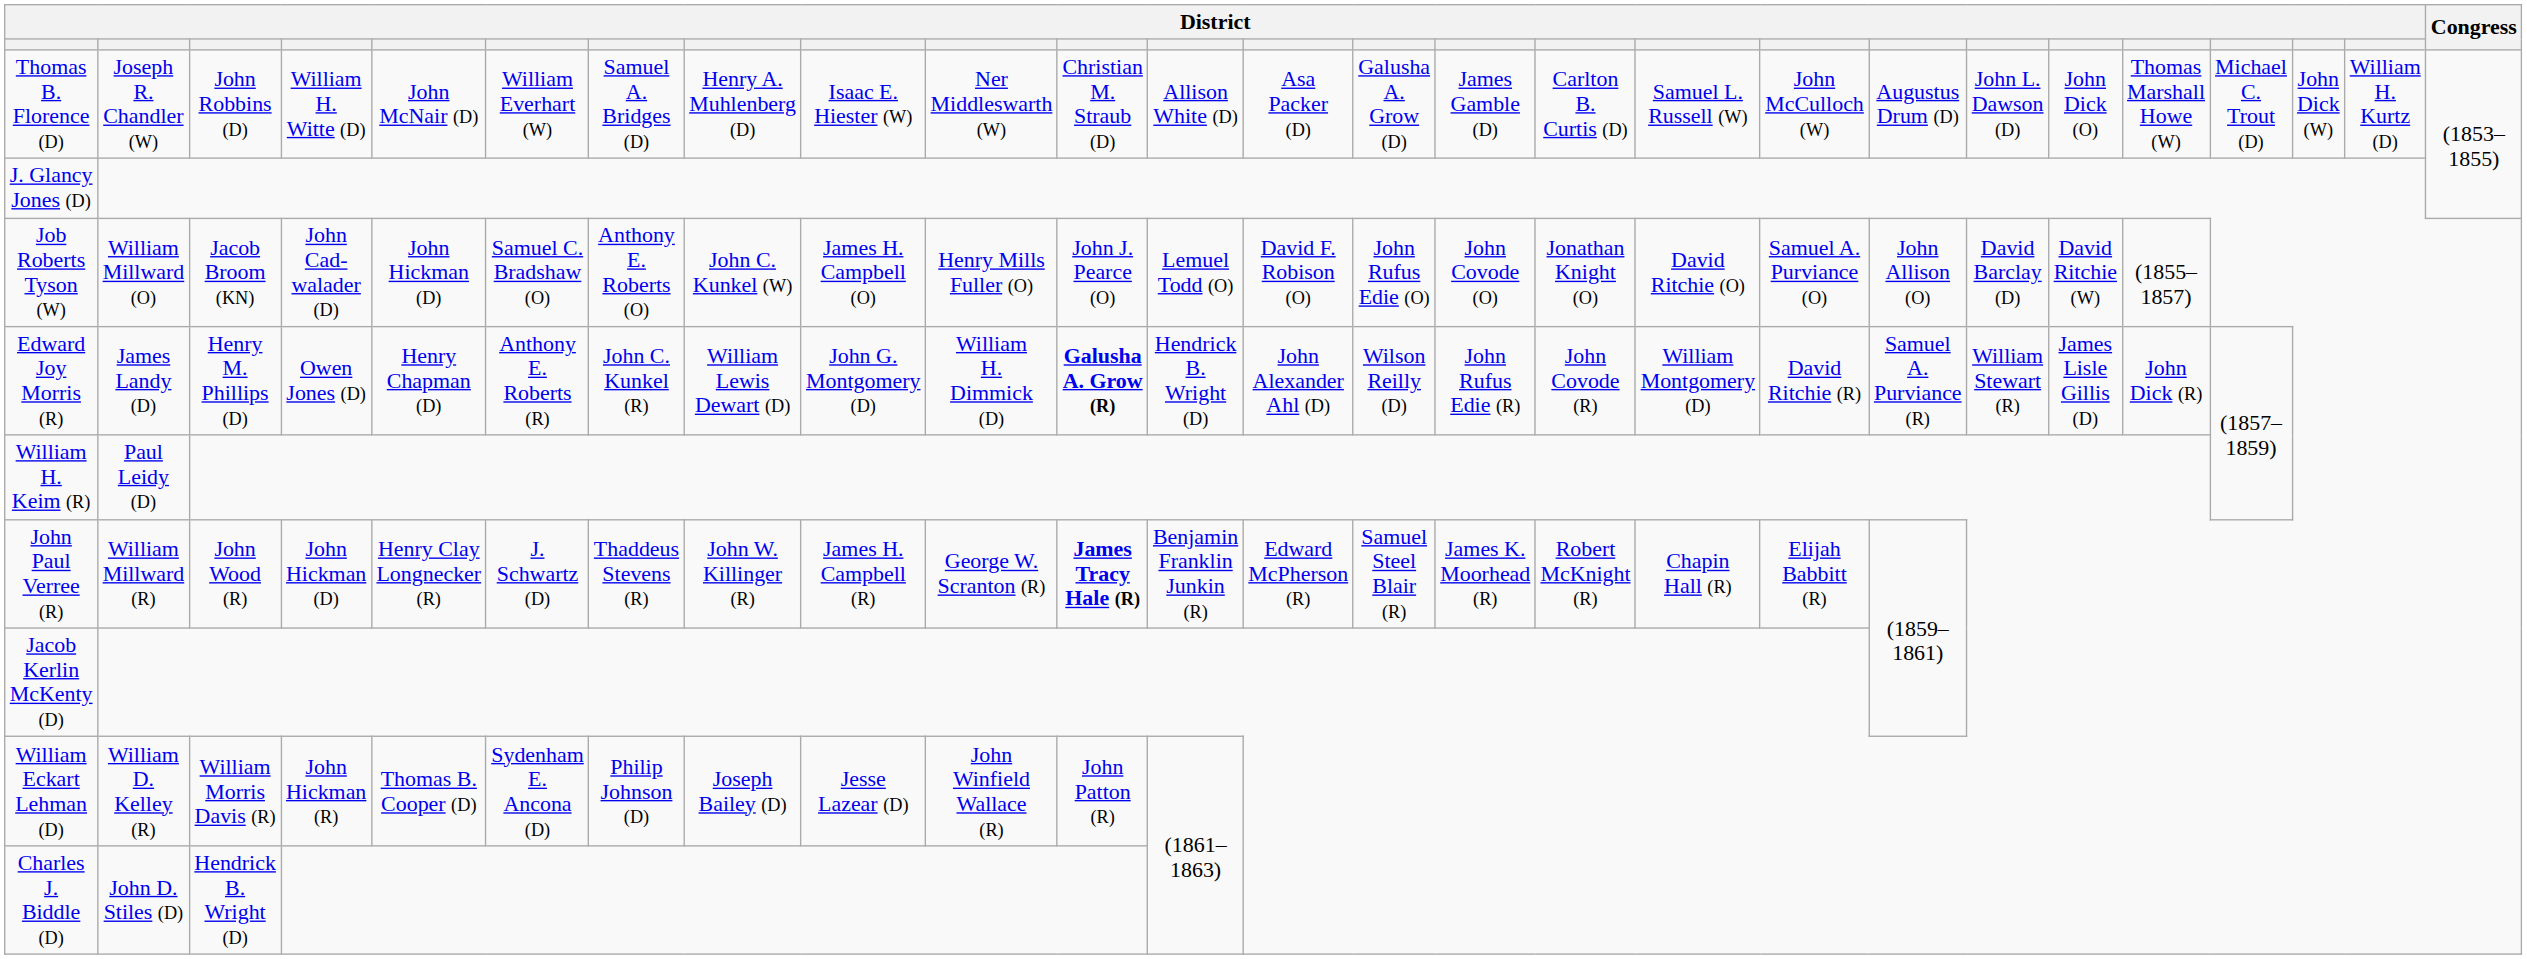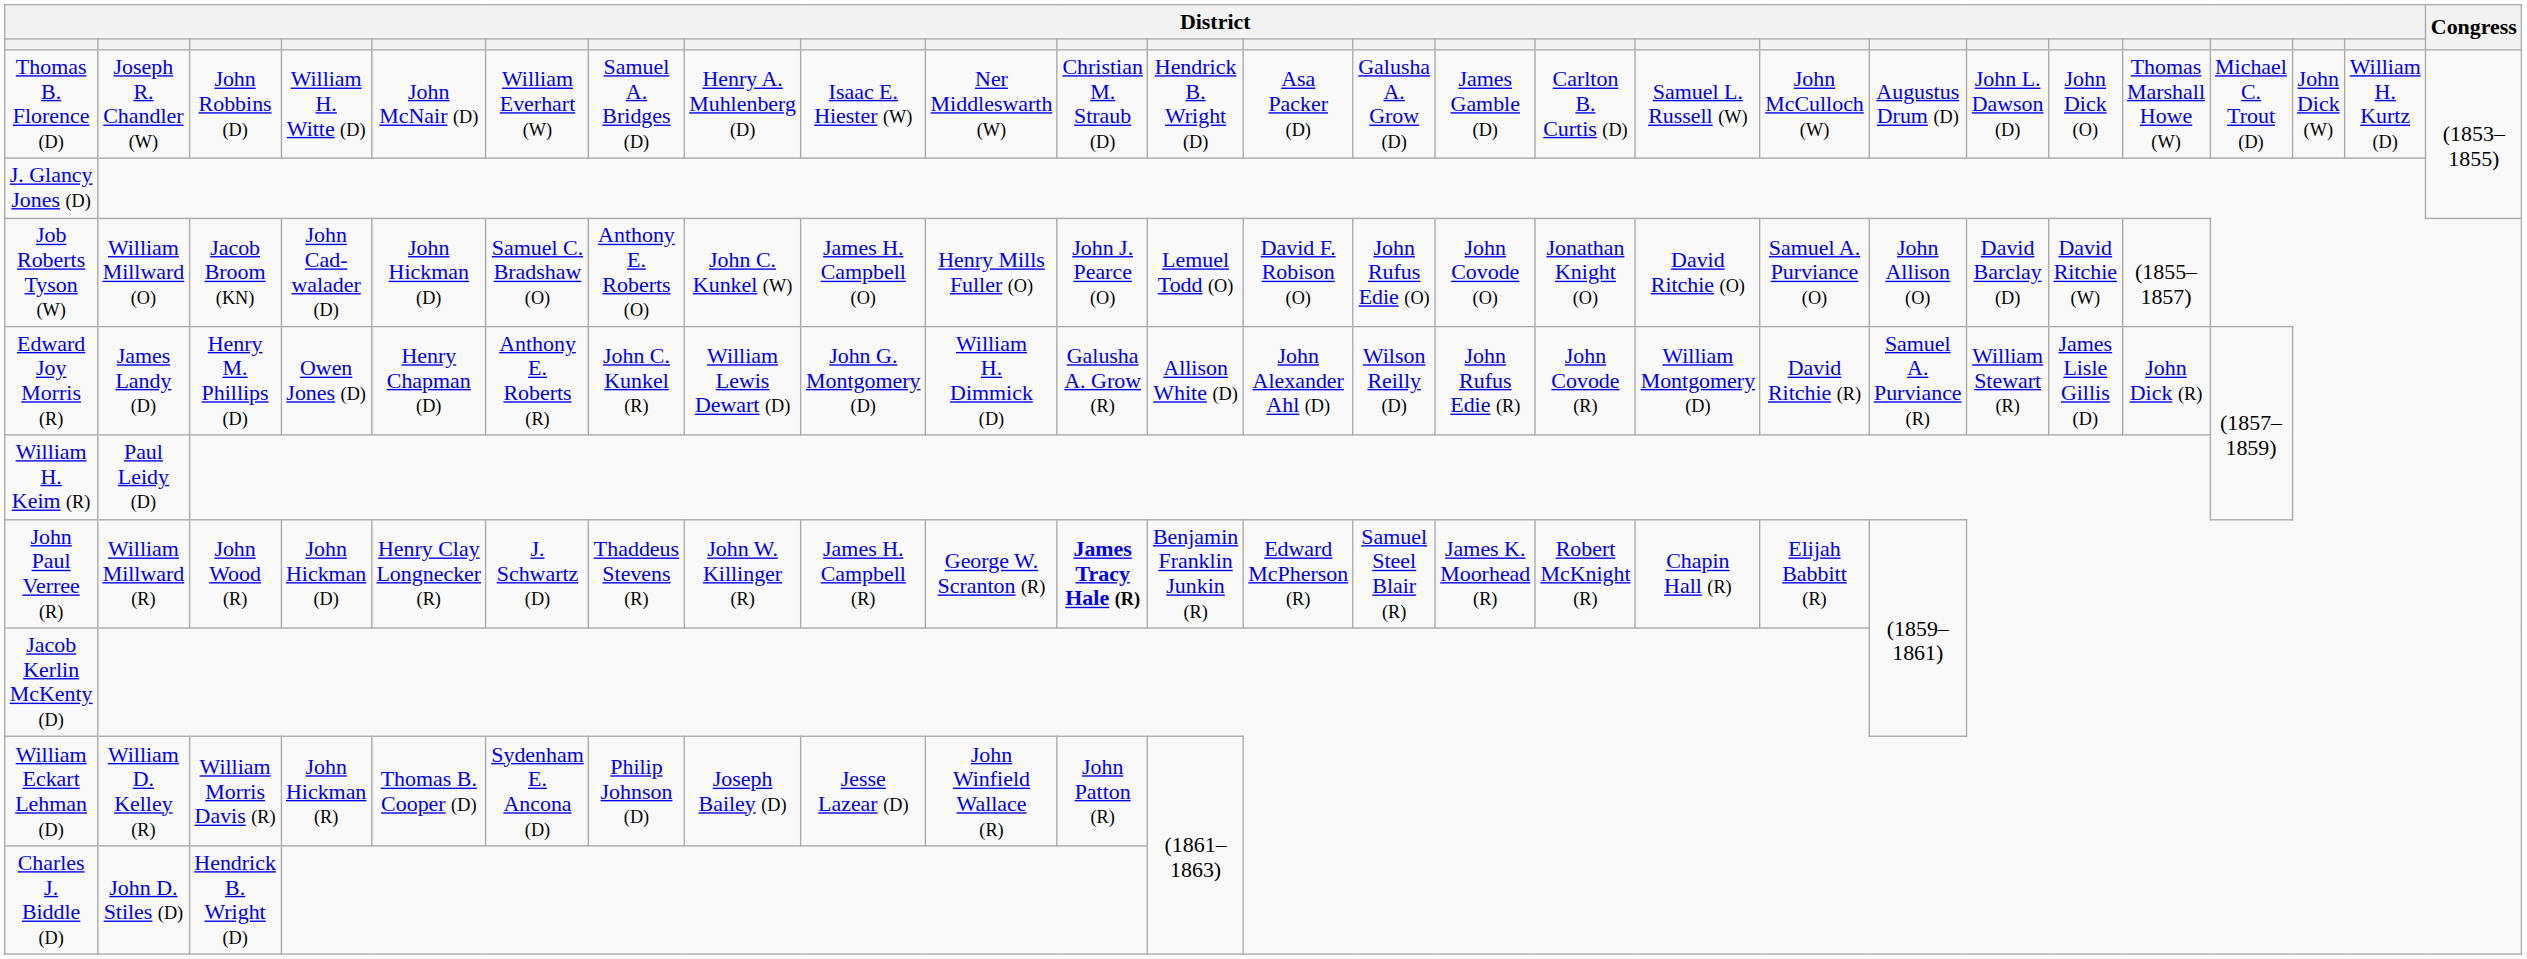(1196, 103) Allison White (D) -> (1196, 103) Hendrick B. Wright (D)
(1103, 380) bold -> (1103, 380) normal
(1196, 380) Hendrick B. Wright (D) -> (1196, 380) Allison White (D)
